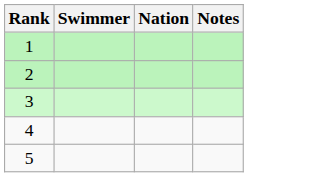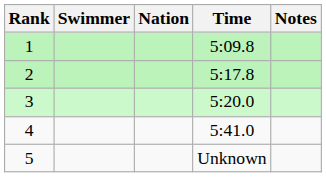+ column: (232, 18)
